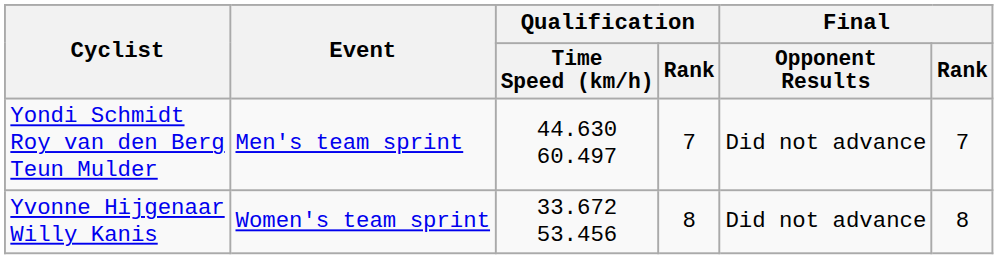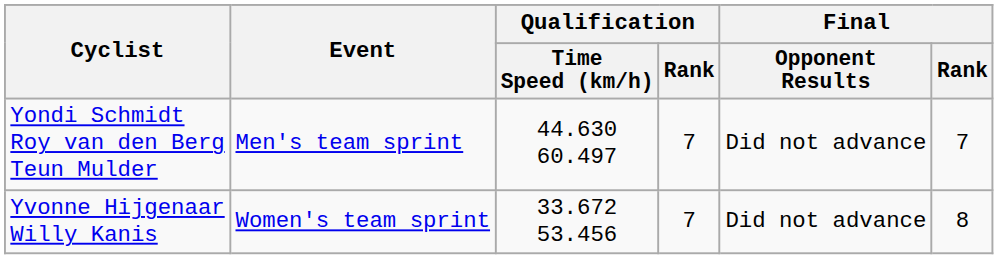(689, 222) 8 -> (689, 222) 7
